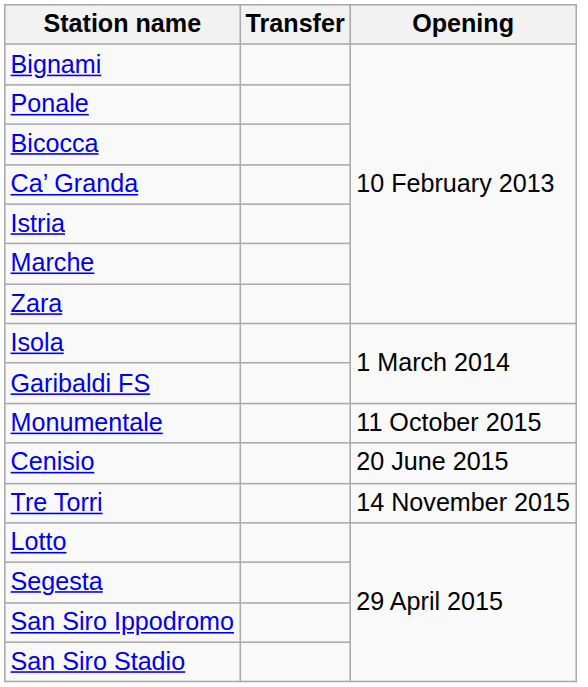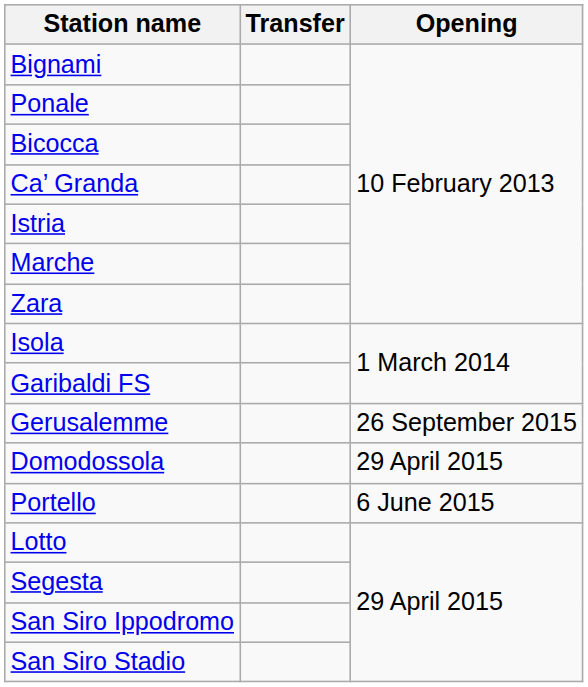- row: (87, 422)
- row: (52, 462)
+ row: (89, 422)
+ row: (87, 462)
- row: (57, 502)
+ row: (53, 502)
